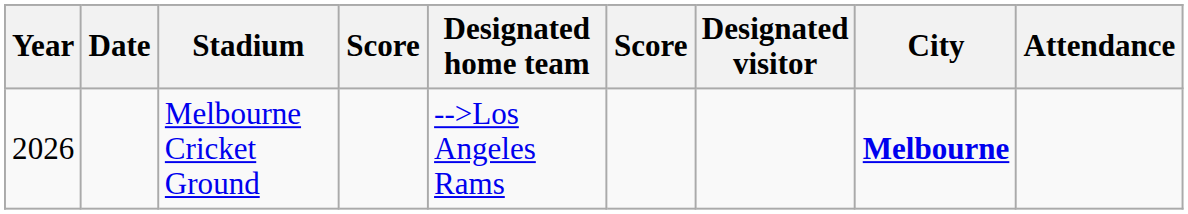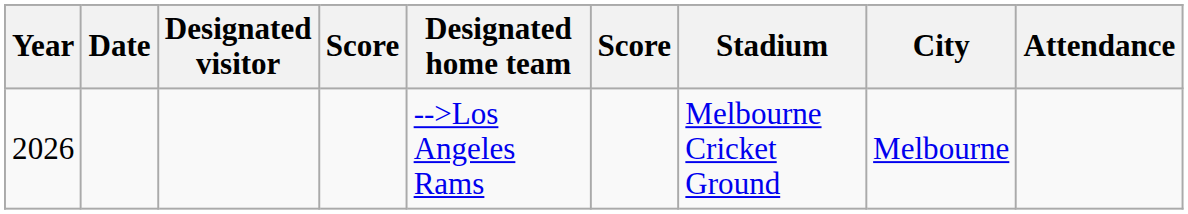columns swapped: (775, 46) <-> (248, 46)
(936, 148) bold -> (941, 148) normal
